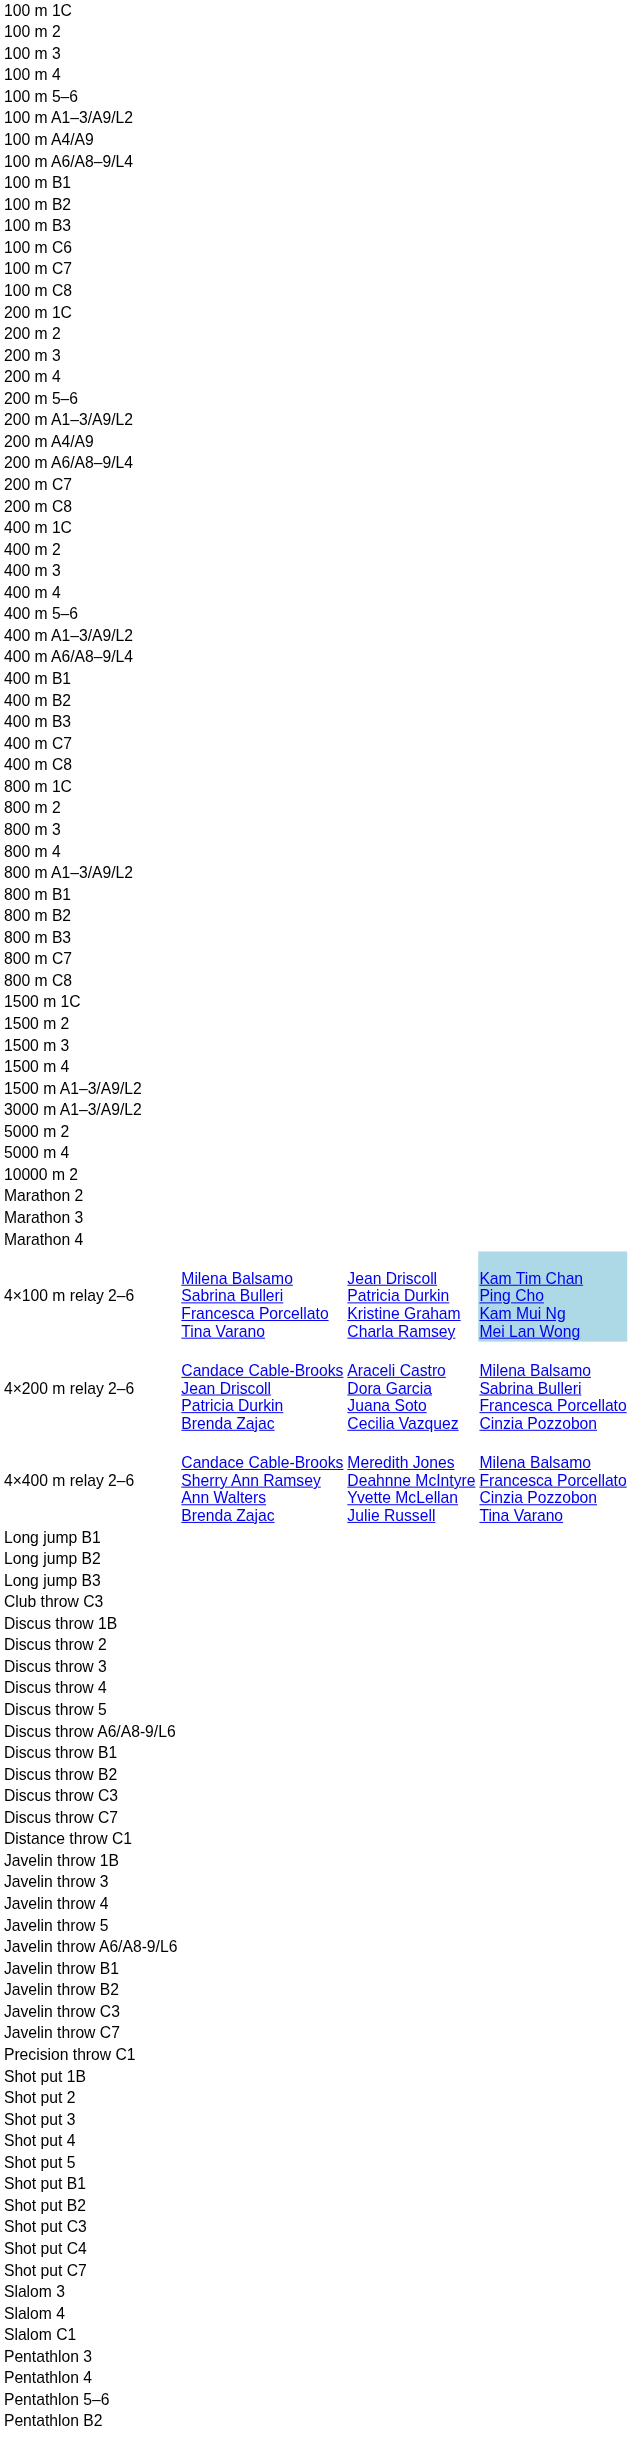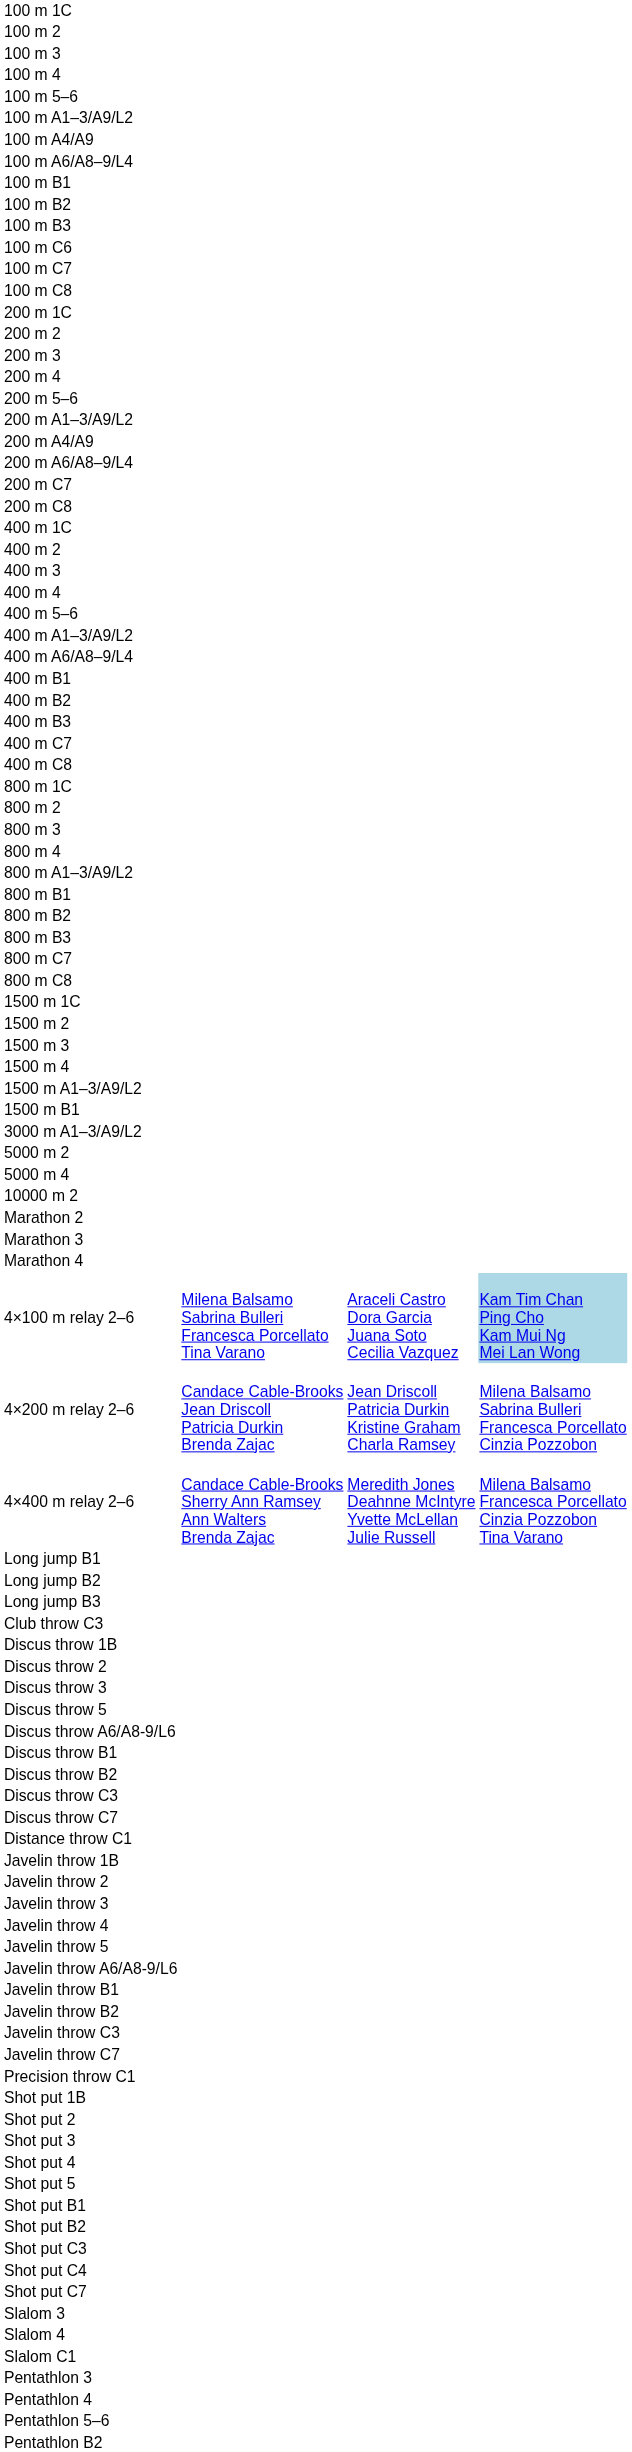+ row: (42, 1110)
(404, 1305) Jean Driscoll Patricia Durkin Kristine Graham Charla Ramsey -> (403, 1326) Araceli Castro Dora Garcia Juana Soto Cecilia Vazquez
(403, 1397) Araceli Castro Dora Garcia Juana Soto Cecilia Vazquez -> (404, 1419) Jean Driscoll Patricia Durkin Kristine Graham Charla Ramsey
- row: (55, 1688)
+ row: (56, 1882)
